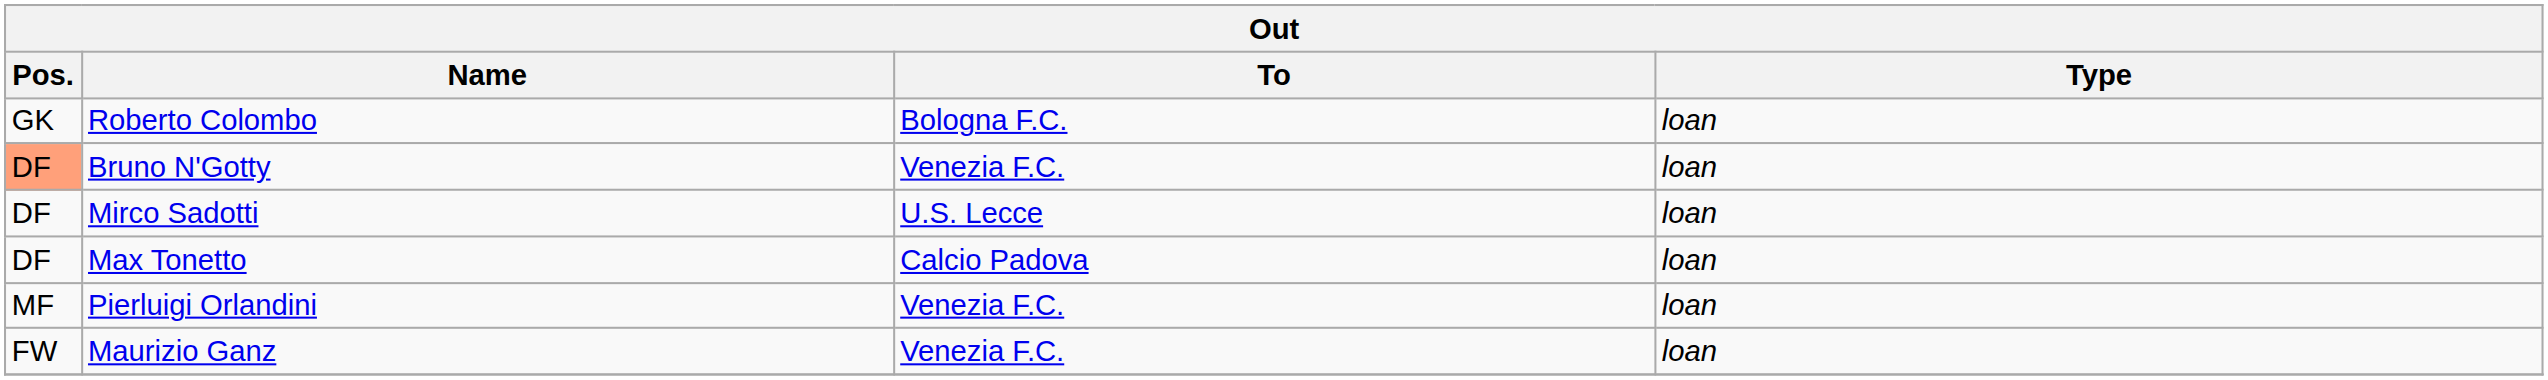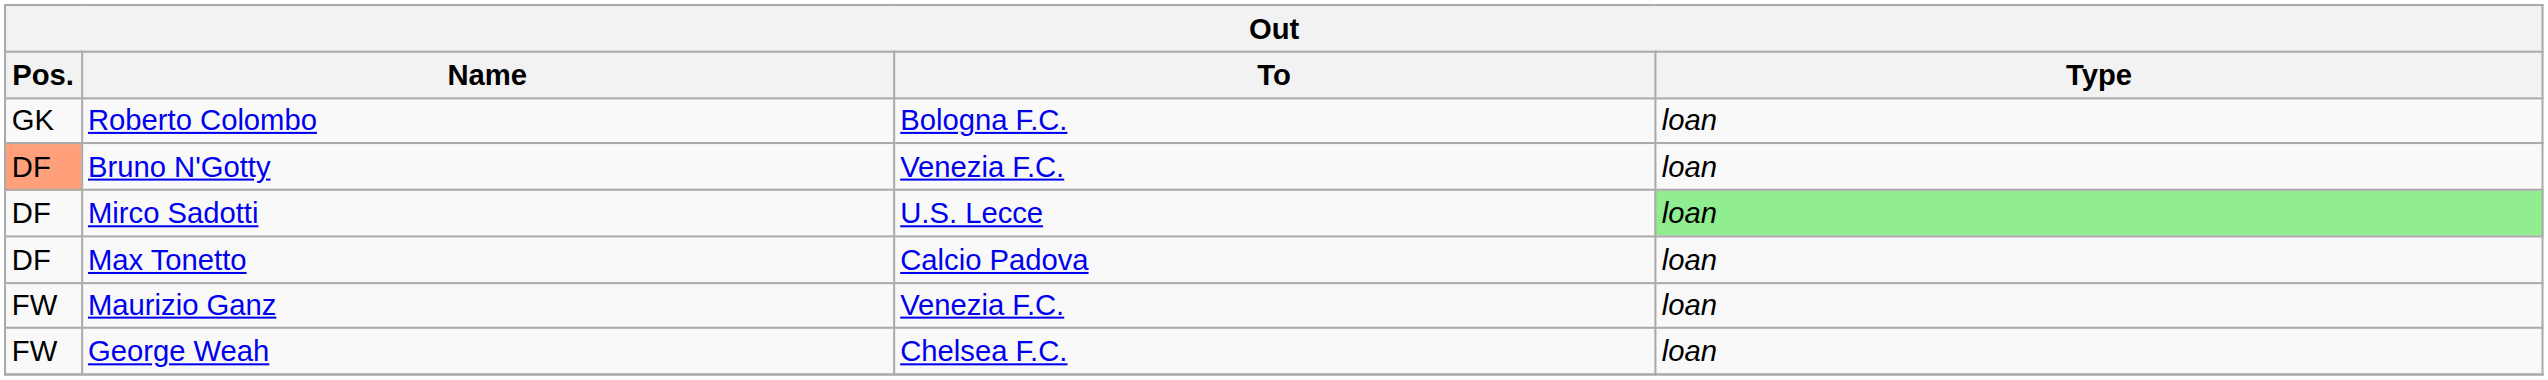(1689, 213) no background -> (1689, 213) lightgreen background
- row: (202, 306)
+ row: (179, 352)
